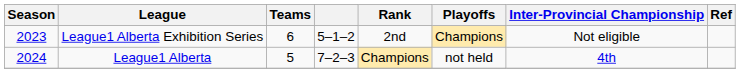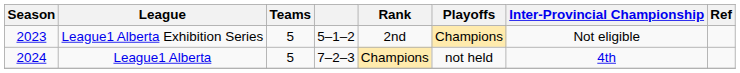(290, 36) 6 -> (290, 36) 5
